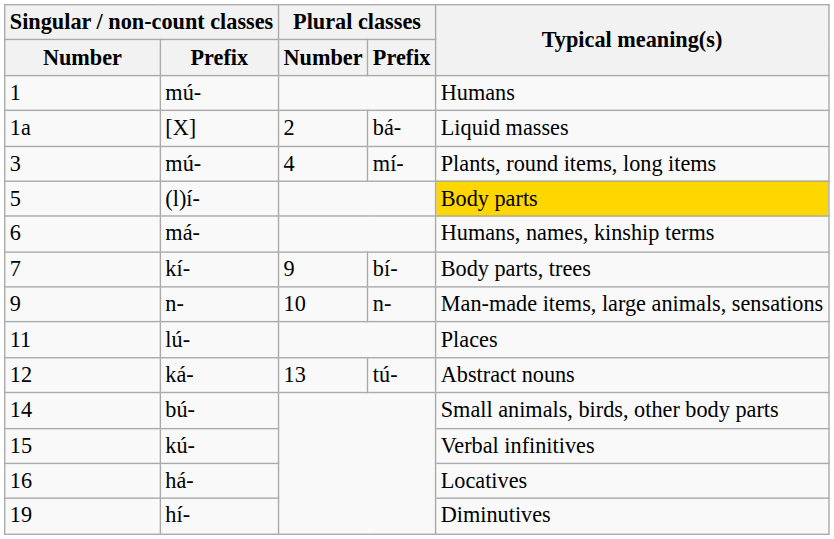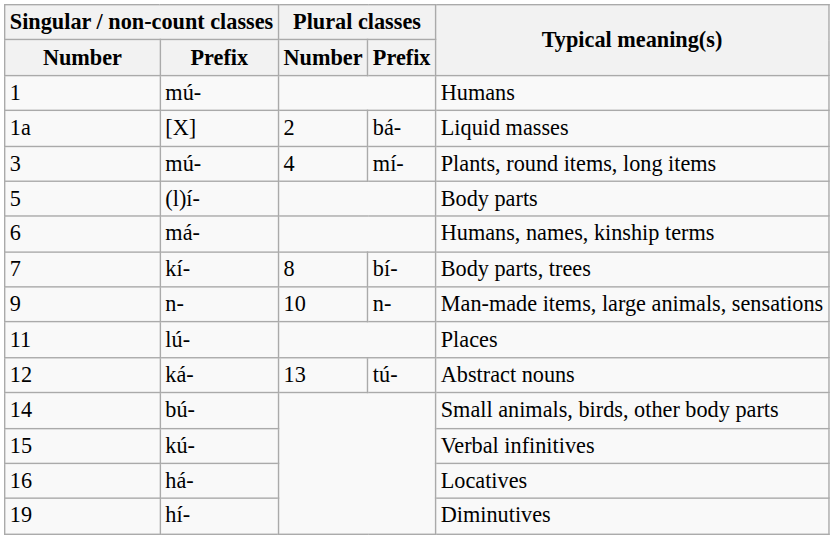(489, 198) gold background -> (489, 198) no background
(289, 269) 9 -> (289, 269) 8
